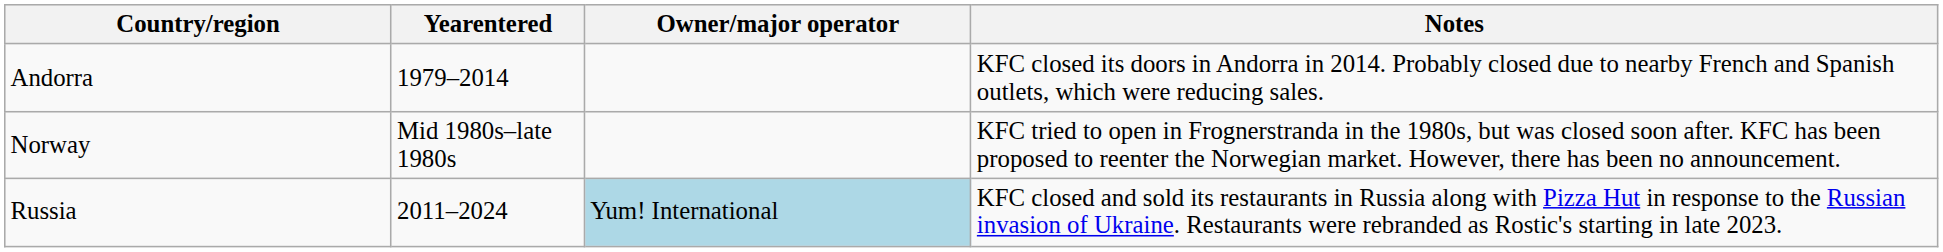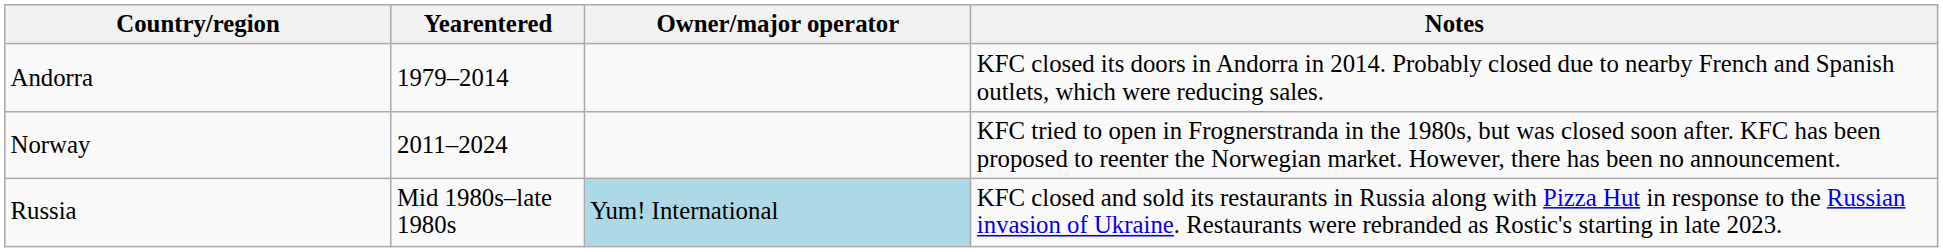(475, 144) Mid 1980s–late 1980s -> (452, 144) 2011–2024
(452, 211) 2011–2024 -> (475, 211) Mid 1980s–late 1980s
